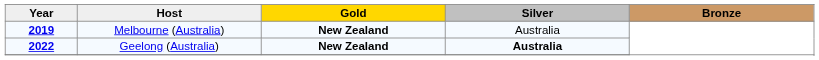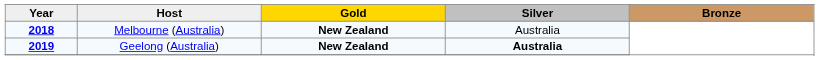(41, 30) 2019 -> (41, 30) 2018
(41, 46) 2022 -> (41, 46) 2019
